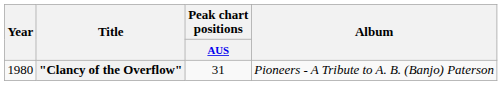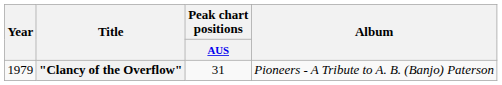(20, 70) 1980 -> (20, 70) 1979
